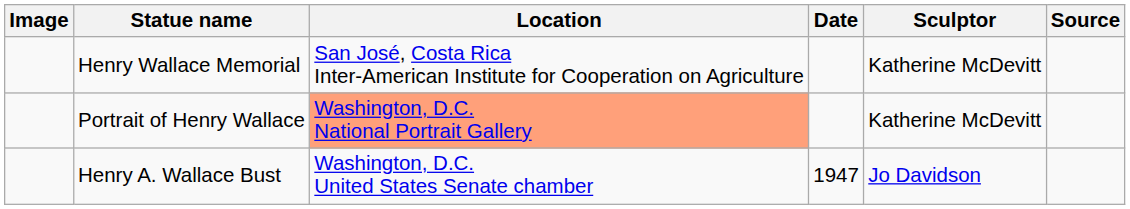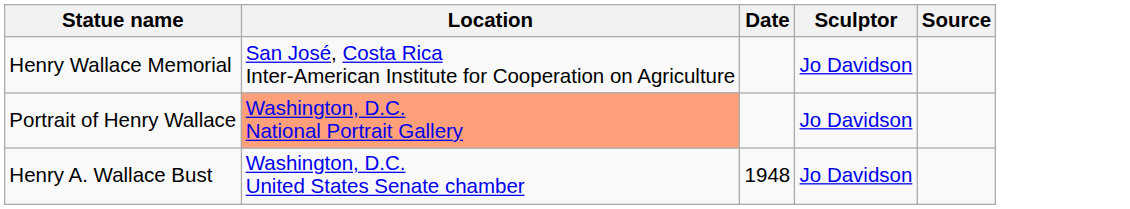- column: (39, 20)
(955, 64) Katherine McDevitt -> (856, 64) Jo Davidson
(955, 120) Katherine McDevitt -> (856, 120) Jo Davidson
(836, 175) 1947 -> (767, 175) 1948
